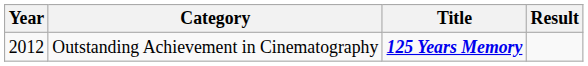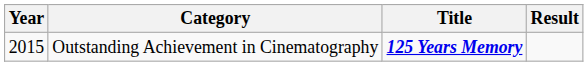(26, 46) 2012 -> (26, 46) 2015
